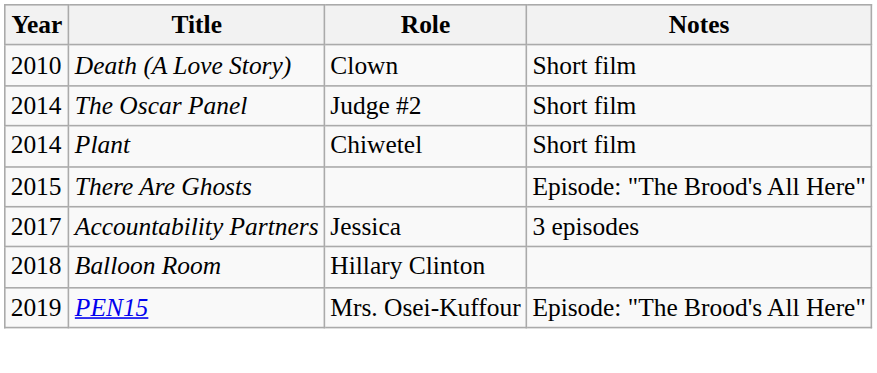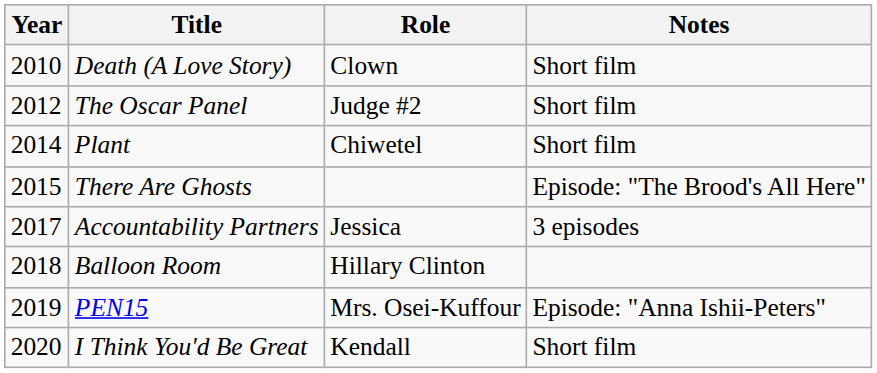(36, 105) 2014 -> (36, 105) 2012
(699, 307) Episode: "The Brood's All Here" -> (679, 307) Episode: "Anna Ishii-Peters"
+ row: (191, 347)
